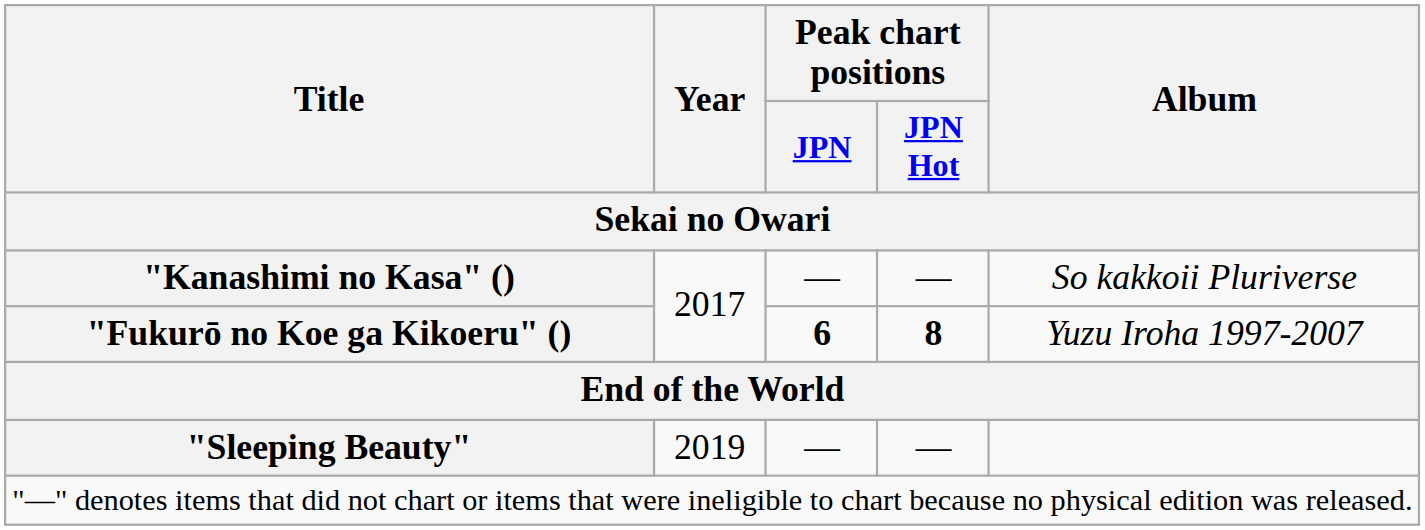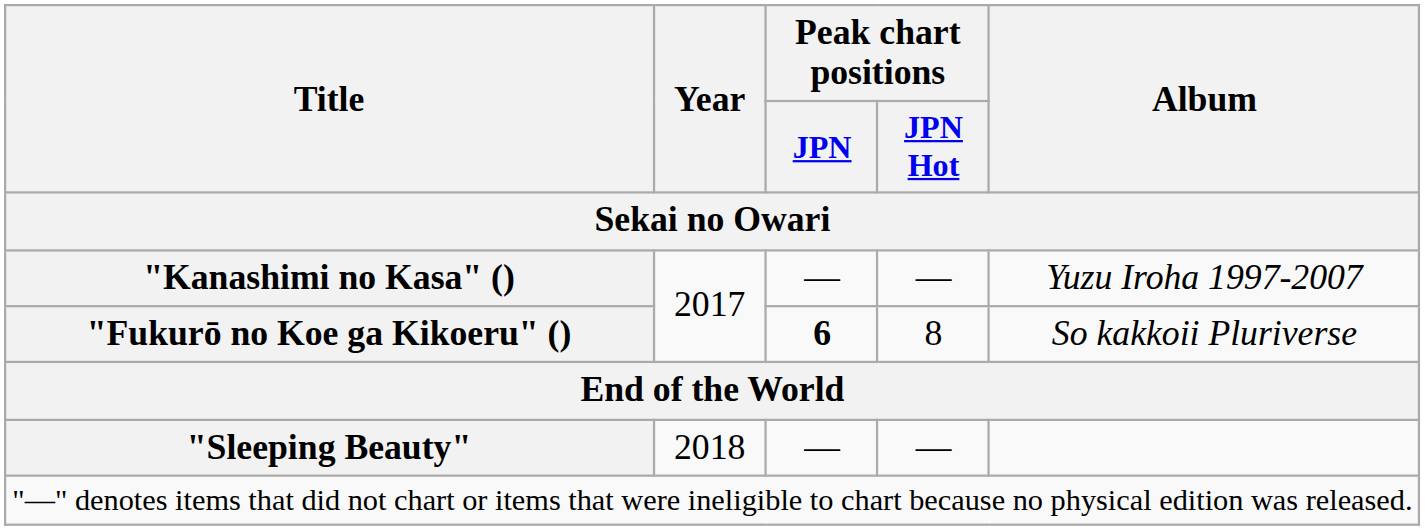(1204, 276) So kakkoii Pluriverse -> (1204, 276) Yuzu Iroha 1997-2007
(933, 333) bold -> (933, 333) normal
(1204, 333) Yuzu Iroha 1997-2007 -> (1204, 333) So kakkoii Pluriverse
(710, 446) 2019 -> (710, 446) 2018
